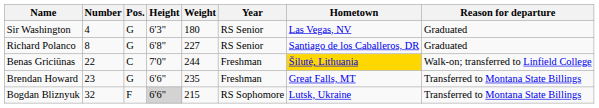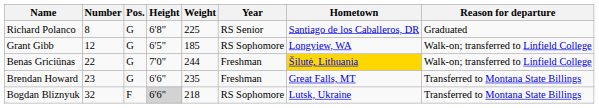- row: (39, 29)
(192, 45) 227 -> (192, 29) 225
+ row: (30, 45)
(130, 62) C -> (130, 62) G
(192, 95) 215 -> (192, 95) 218
